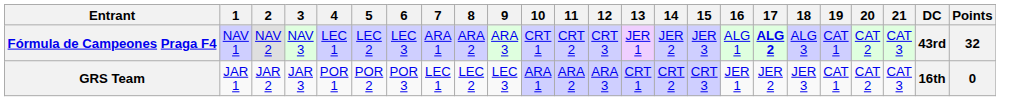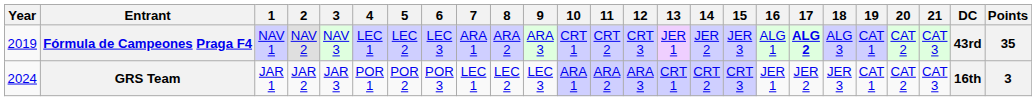+ column: (22, 14)
(972, 43) 32 -> (1008, 43) 35
(972, 78) 0 -> (1008, 78) 3
